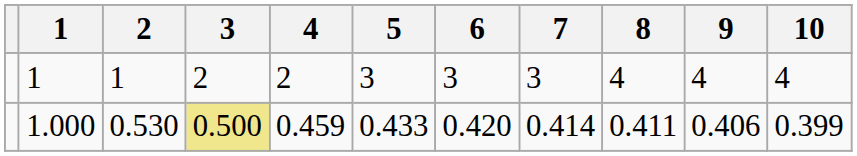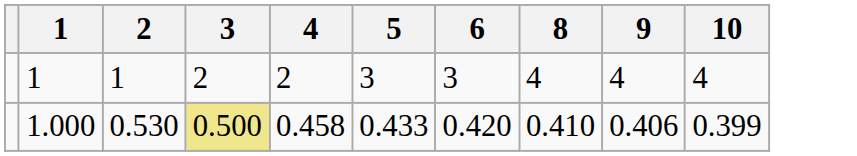- column: (560, 28)
(311, 126) 0.459 -> (311, 126) 0.458
(643, 126) 0.411 -> (560, 126) 0.410
